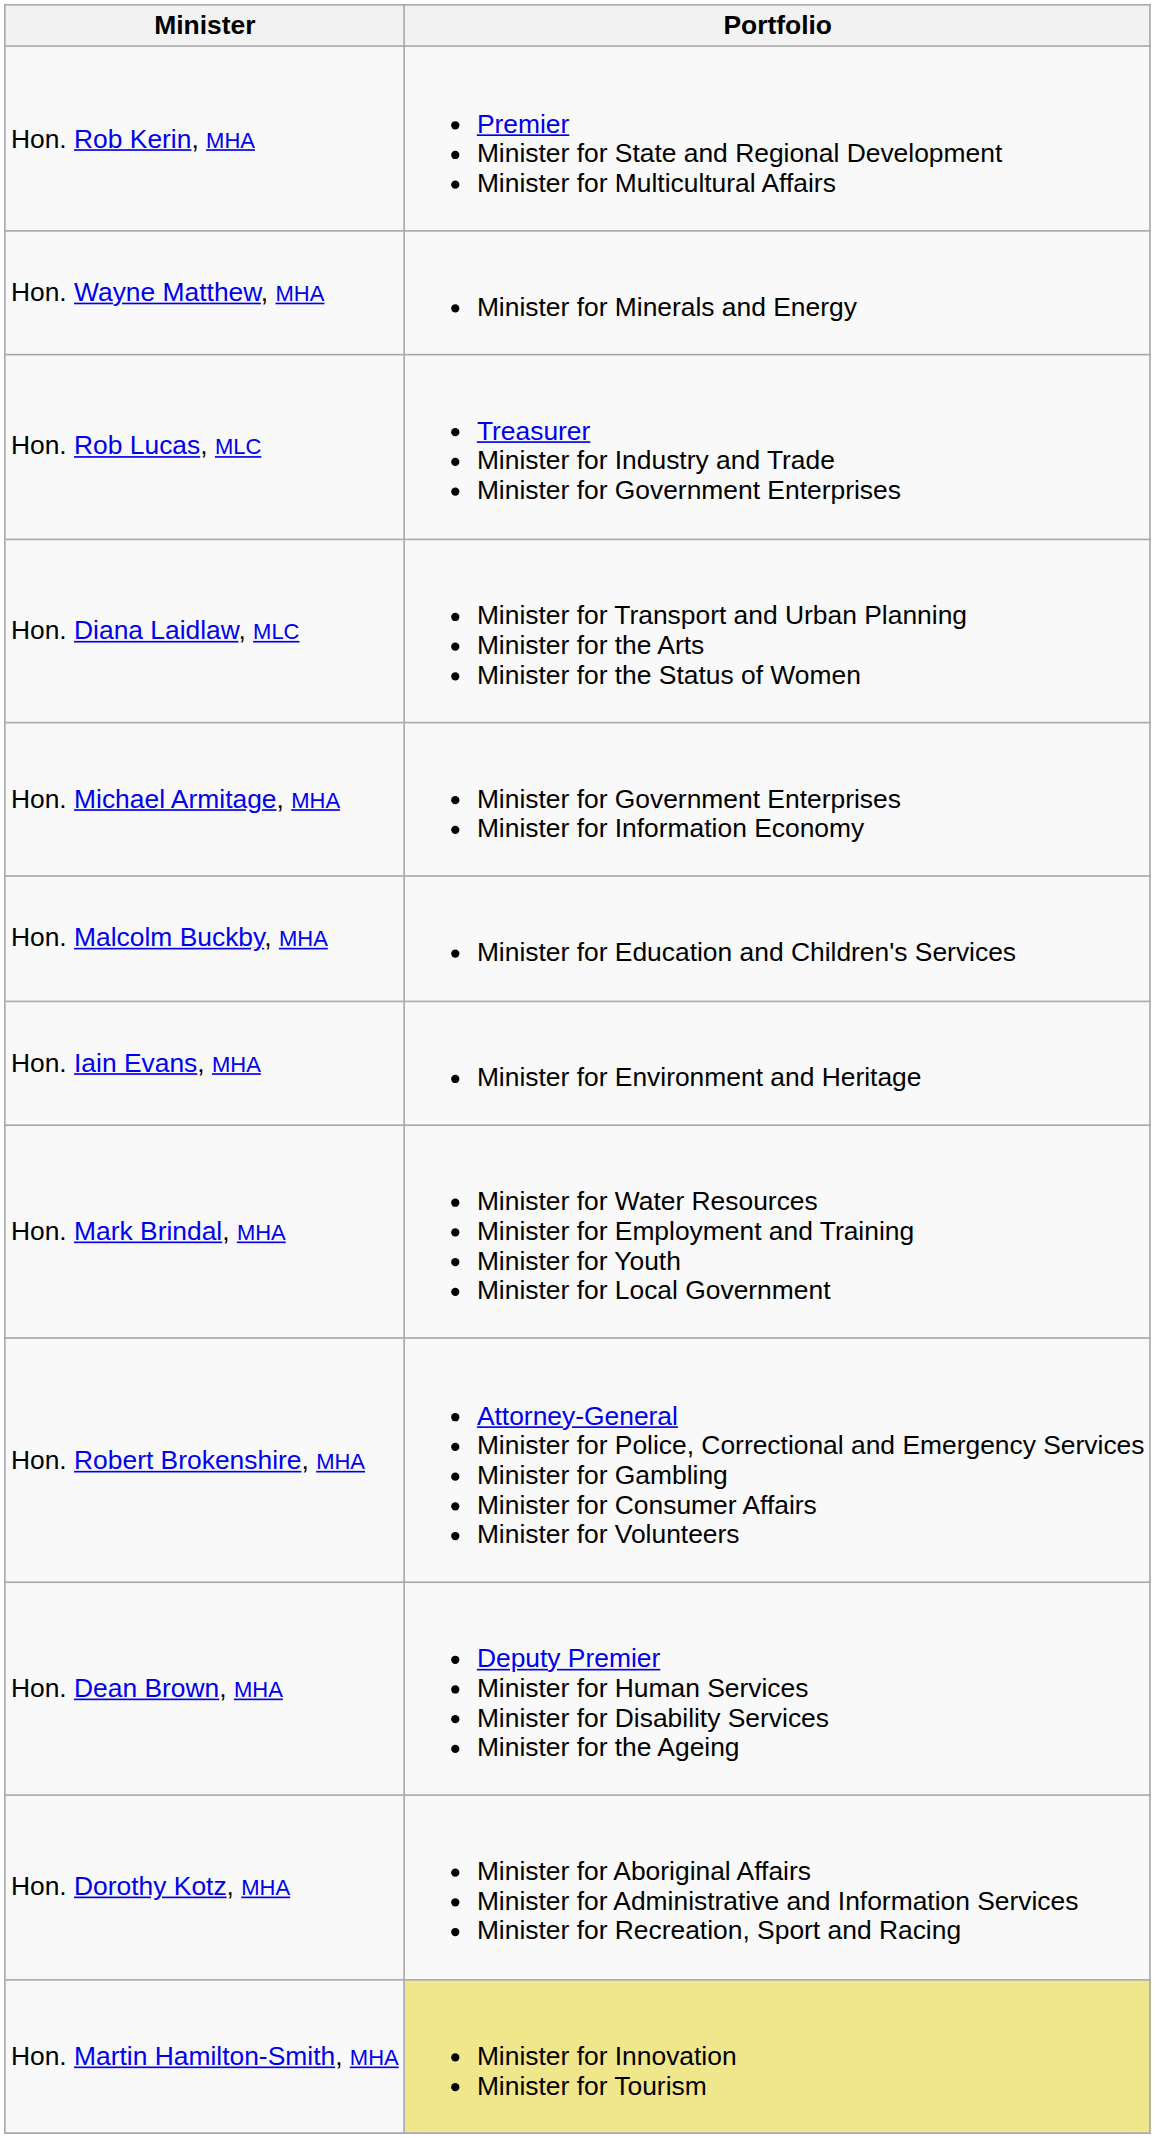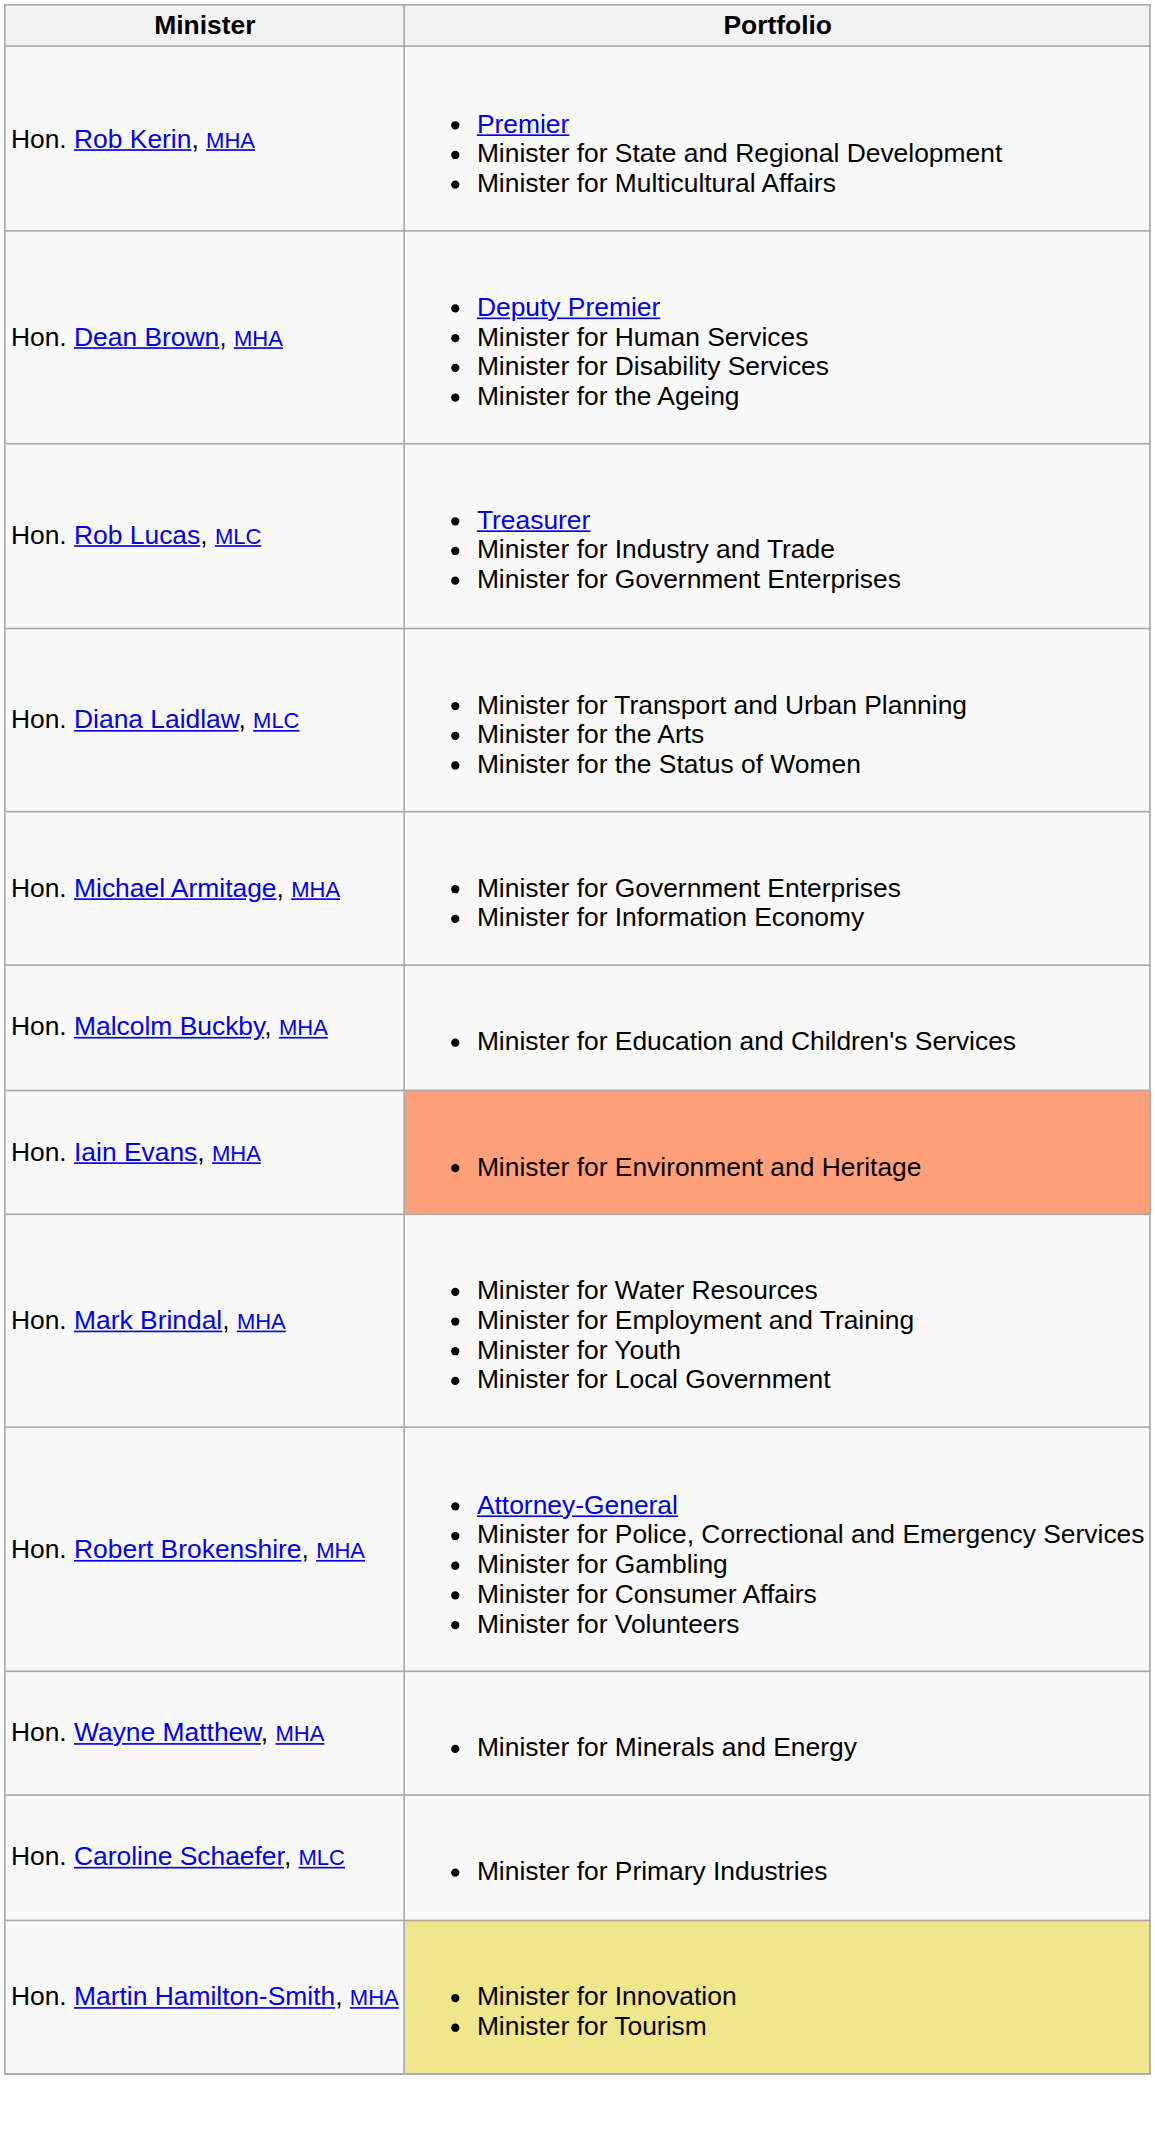rows swapped: (147, 1688) <-> (168, 292)
(778, 1078) no background -> (778, 1167) lightsalmon background
- row: (151, 1886)
+ row: (178, 1857)
